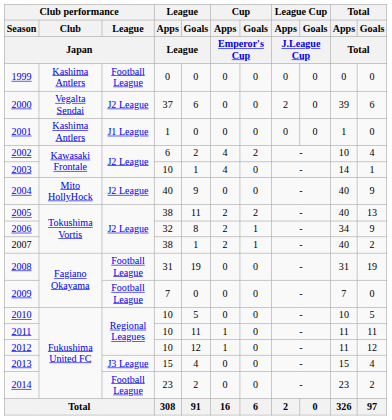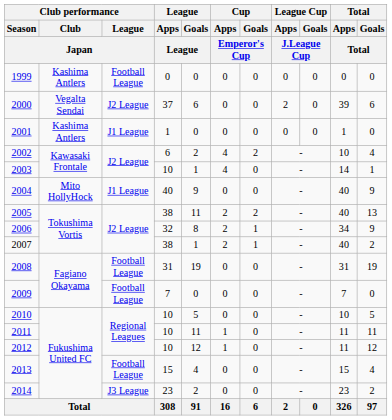(128, 191) J2 League -> (128, 191) J1 League
(128, 363) J3 League -> (128, 369) Football League
(128, 385) Football League -> (128, 390) J3 League
